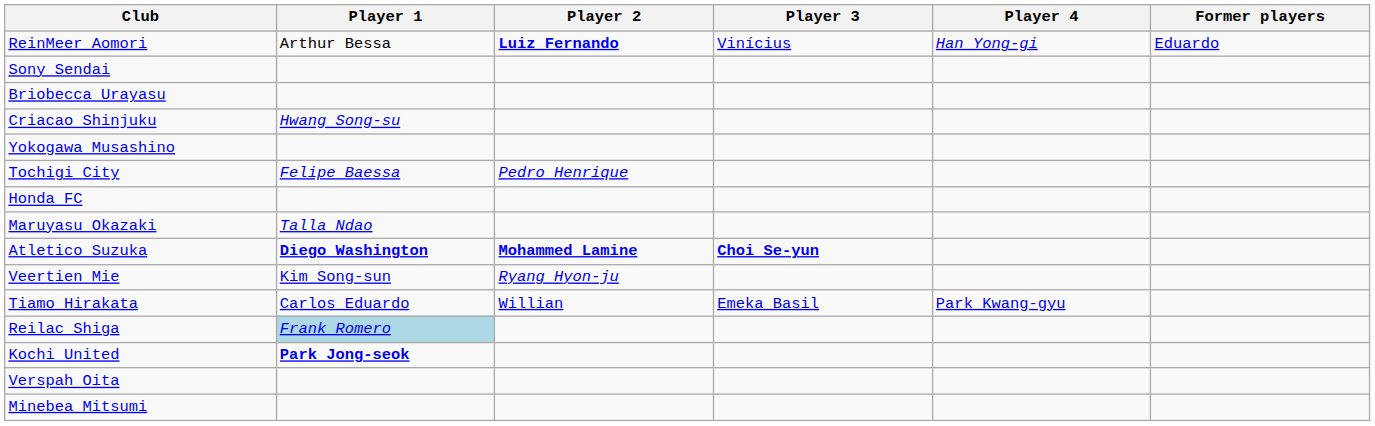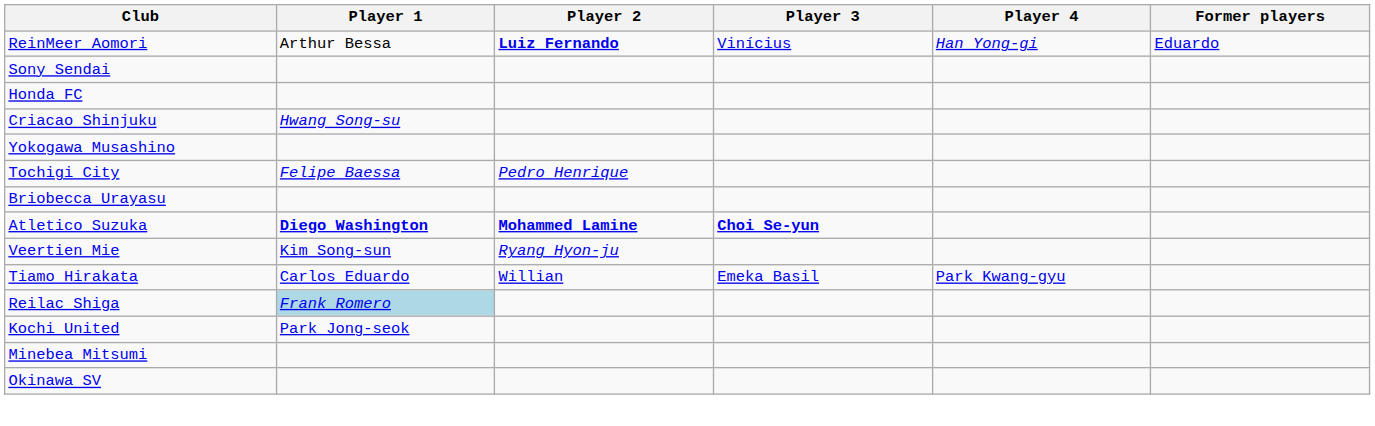rows swapped: (87, 95) <-> (45, 199)
- row: (82, 225)
(345, 355) bold -> (345, 329) normal
- row: (64, 381)
+ row: (55, 381)
